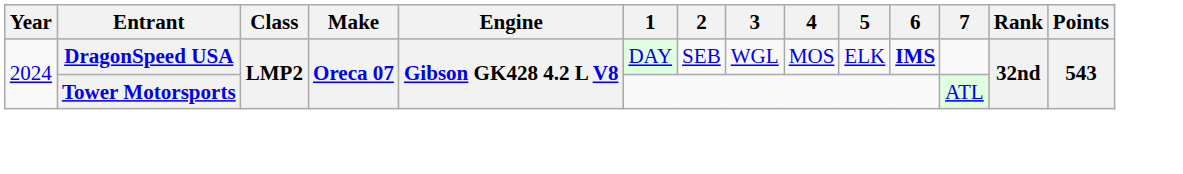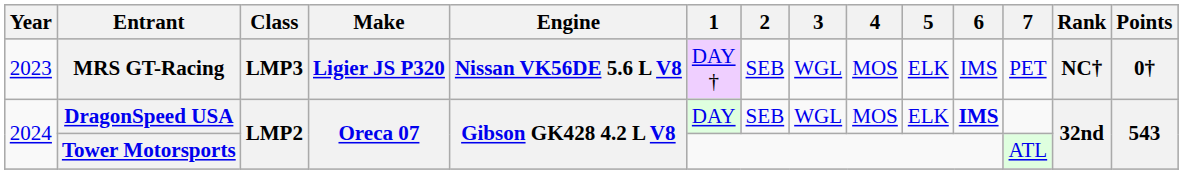+ row: (149, 68)
